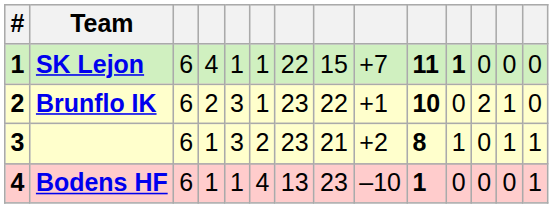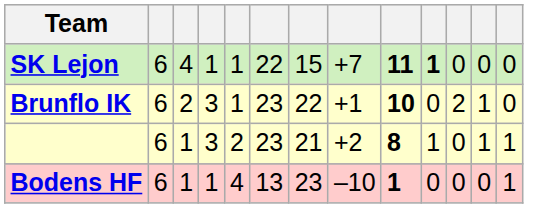- column: (17, 24)
